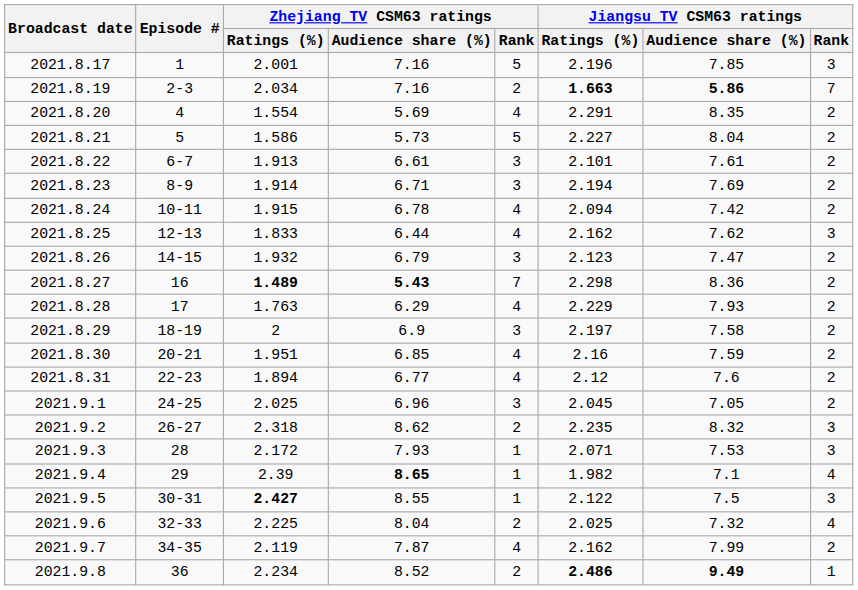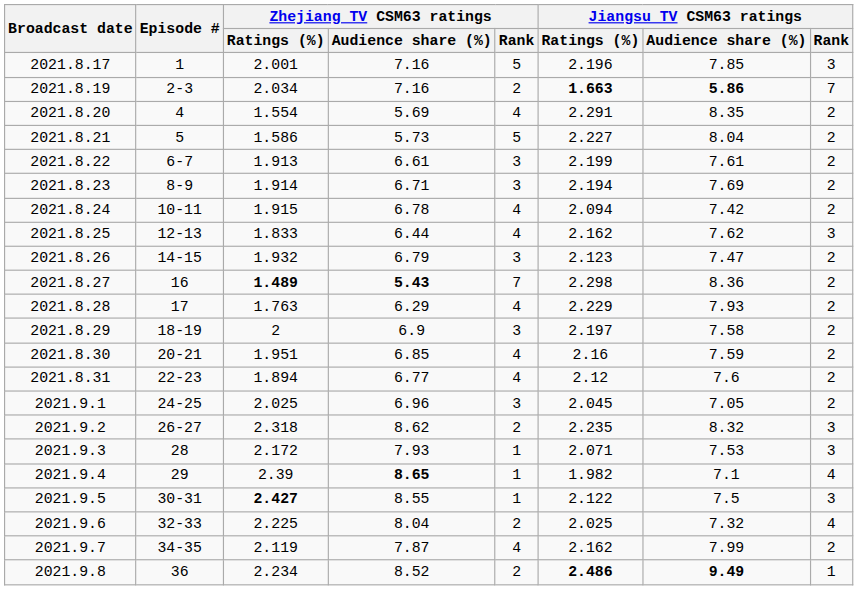(590, 162) 2.101 -> (590, 162) 2.199
